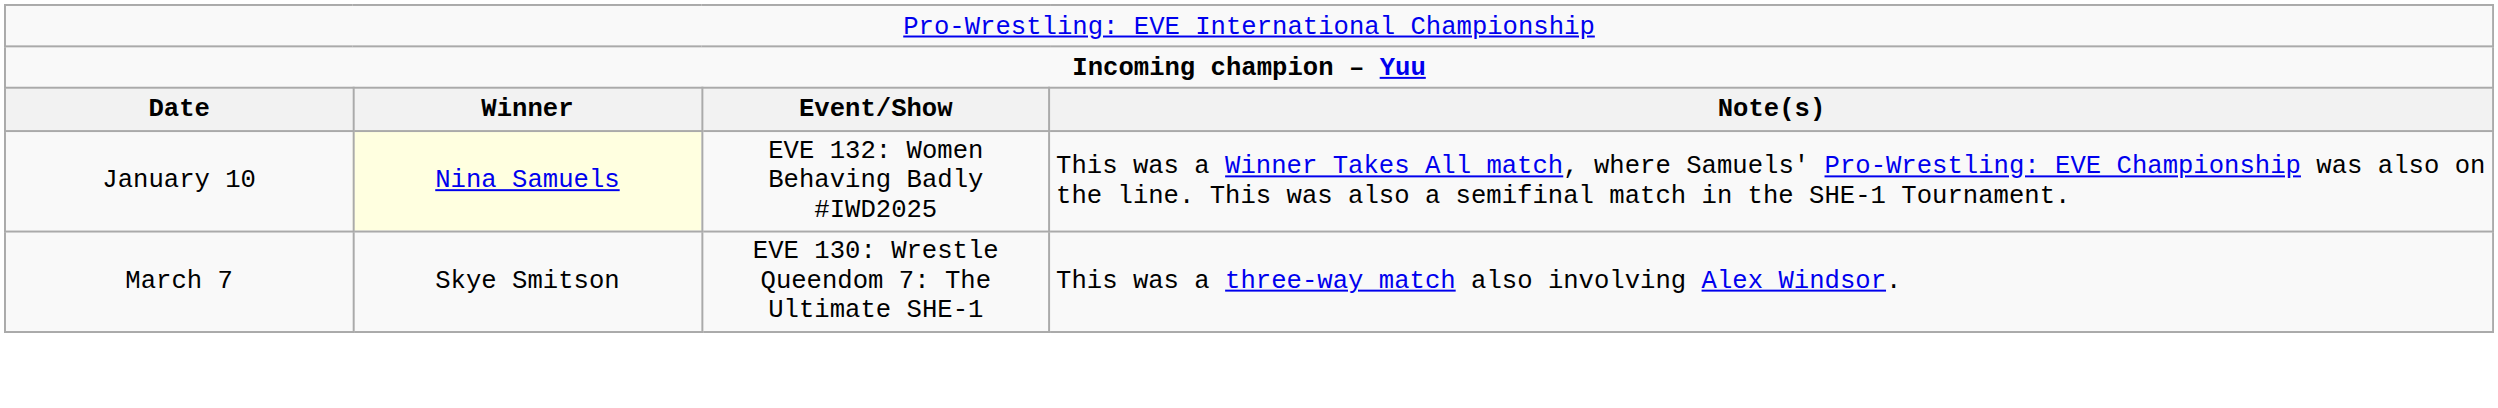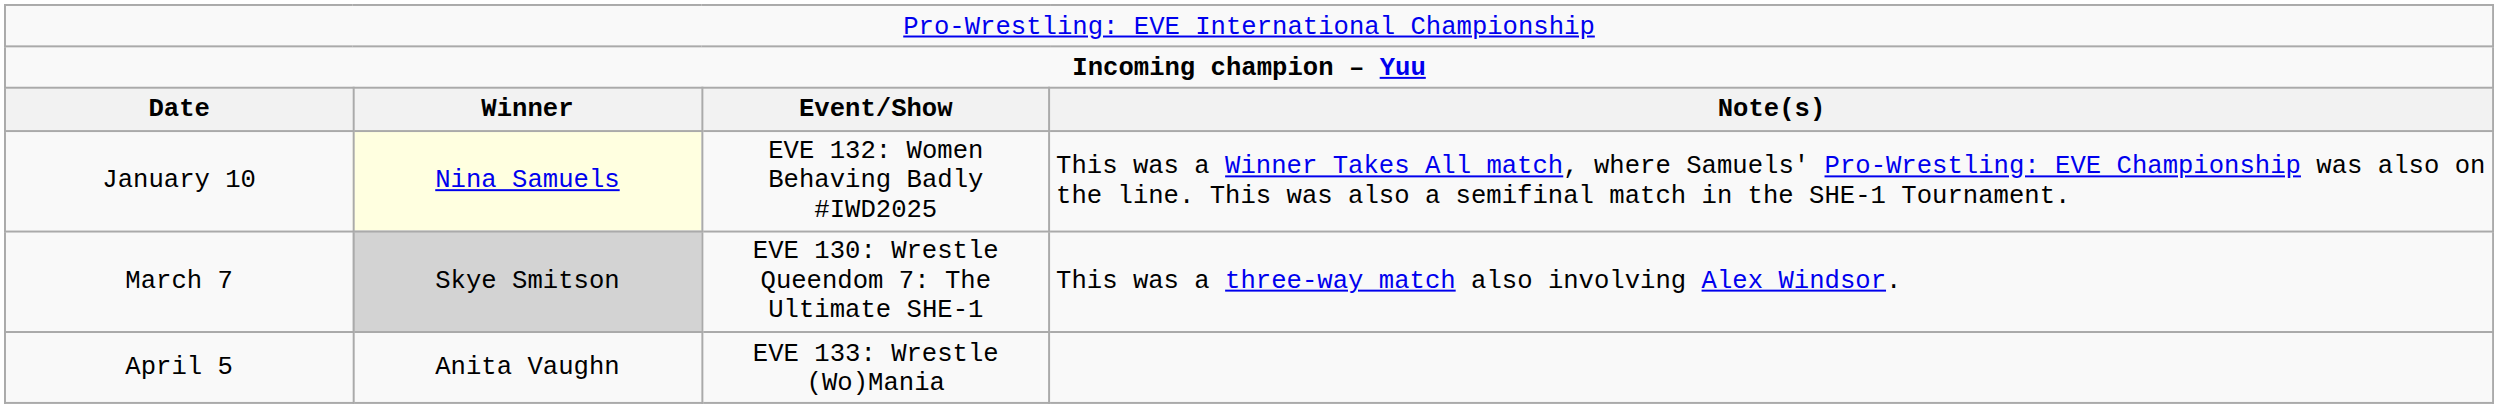(527, 281) no background -> (527, 281) lightgrey background
+ row: (179, 368)
